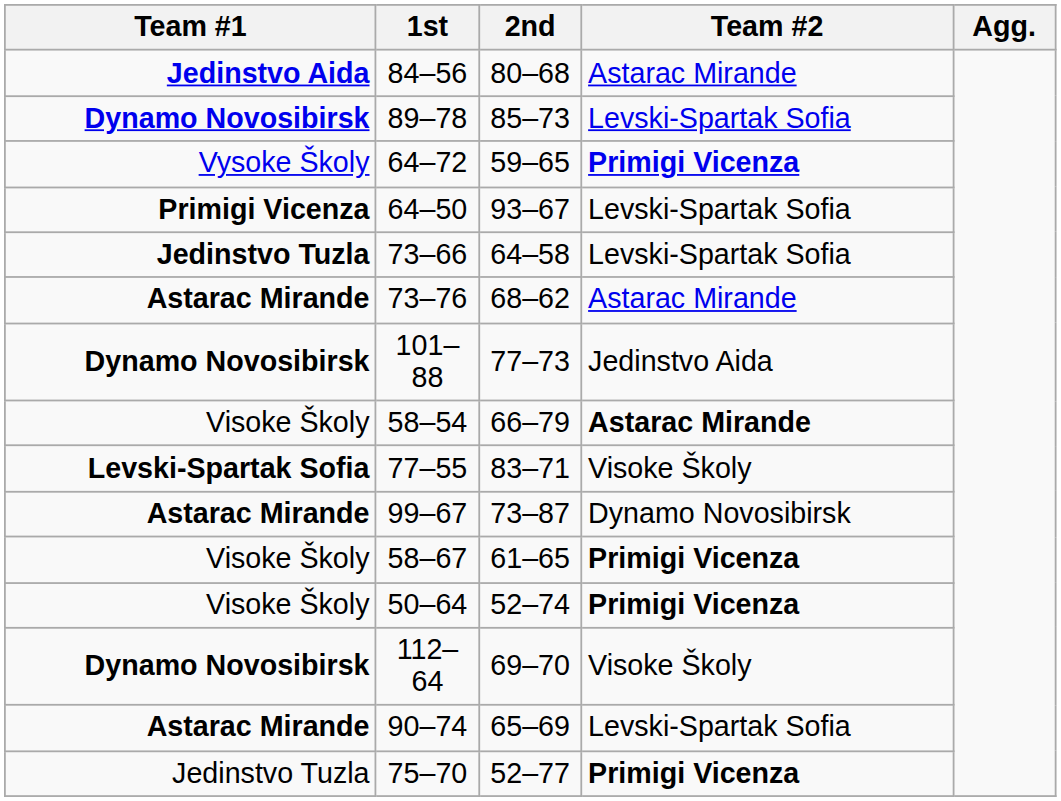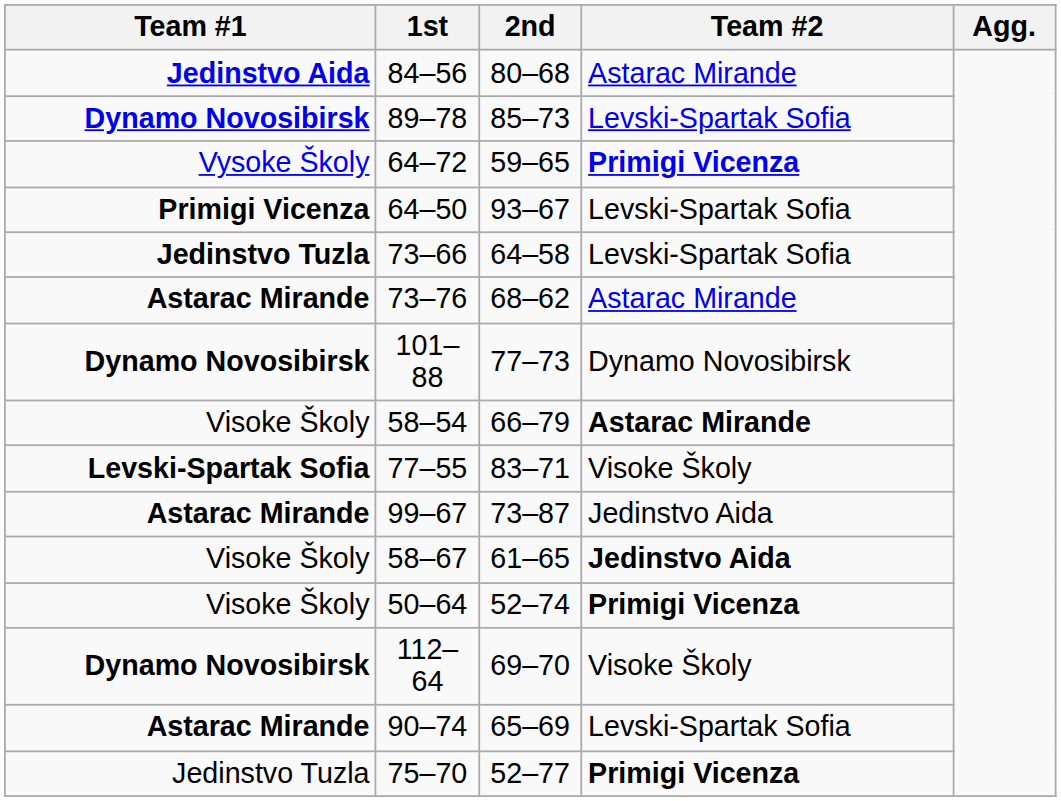(680, 361) Jedinstvo Aida -> (719, 361) Dynamo Novosibirsk
(719, 513) Dynamo Novosibirsk -> (680, 513) Jedinstvo Aida
(694, 559) Primigi Vicenza -> (689, 559) Jedinstvo Aida
